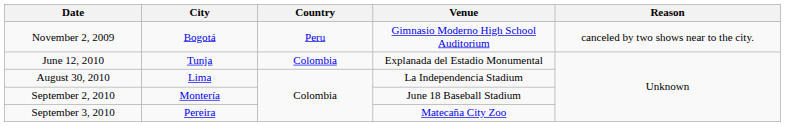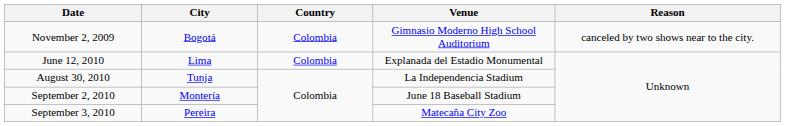(315, 36) Peru -> (315, 36) Colombia
(200, 60) Tunja -> (200, 60) Lima
(200, 78) Lima -> (200, 78) Tunja
